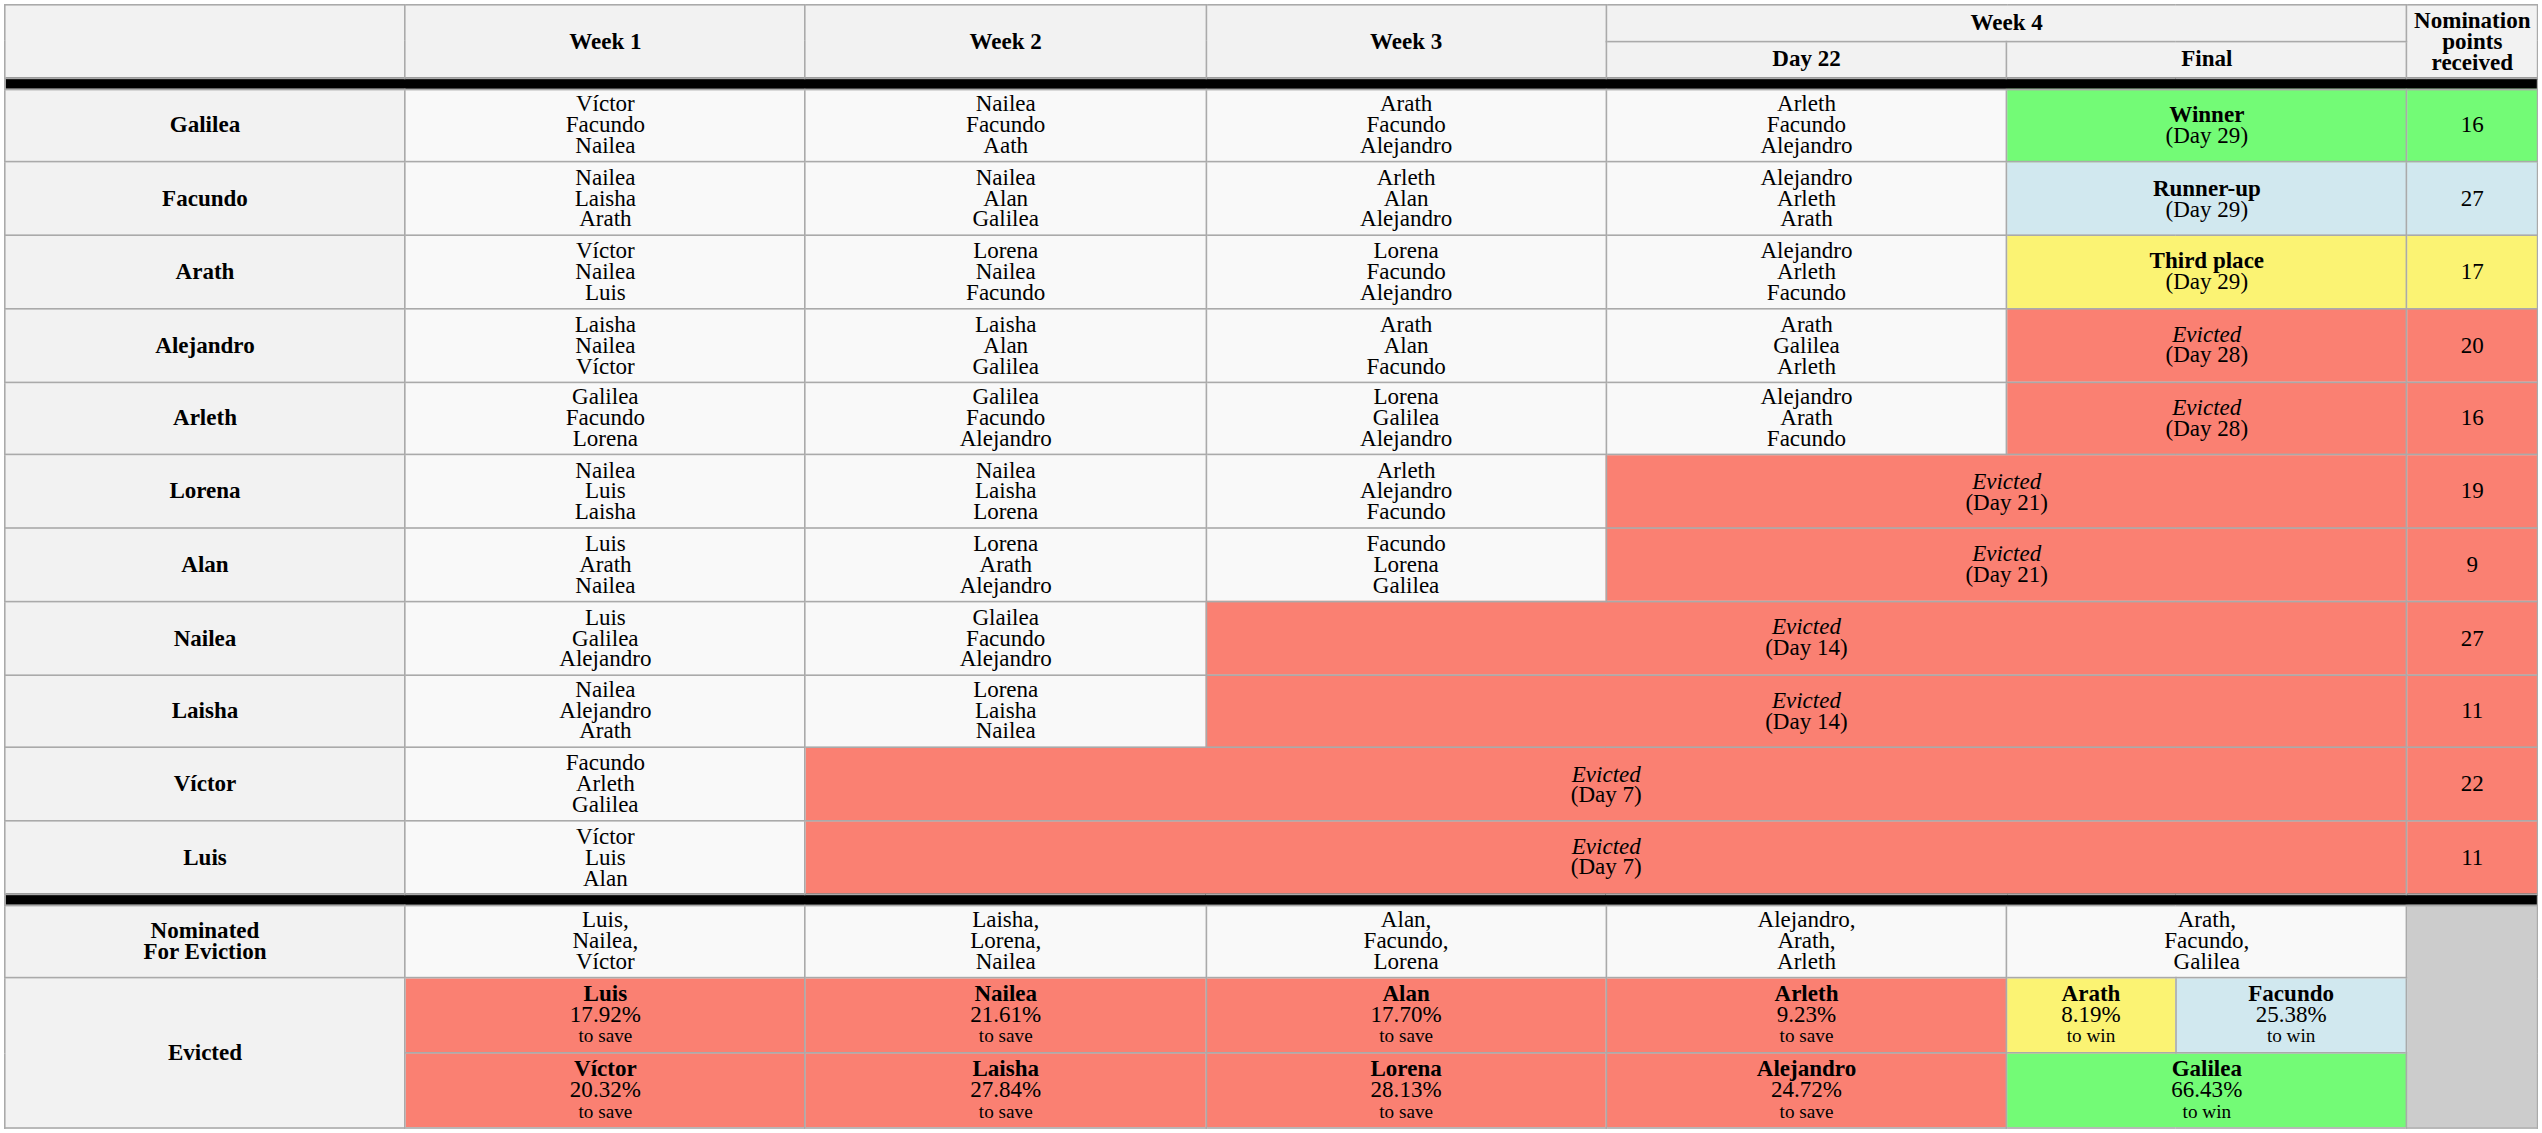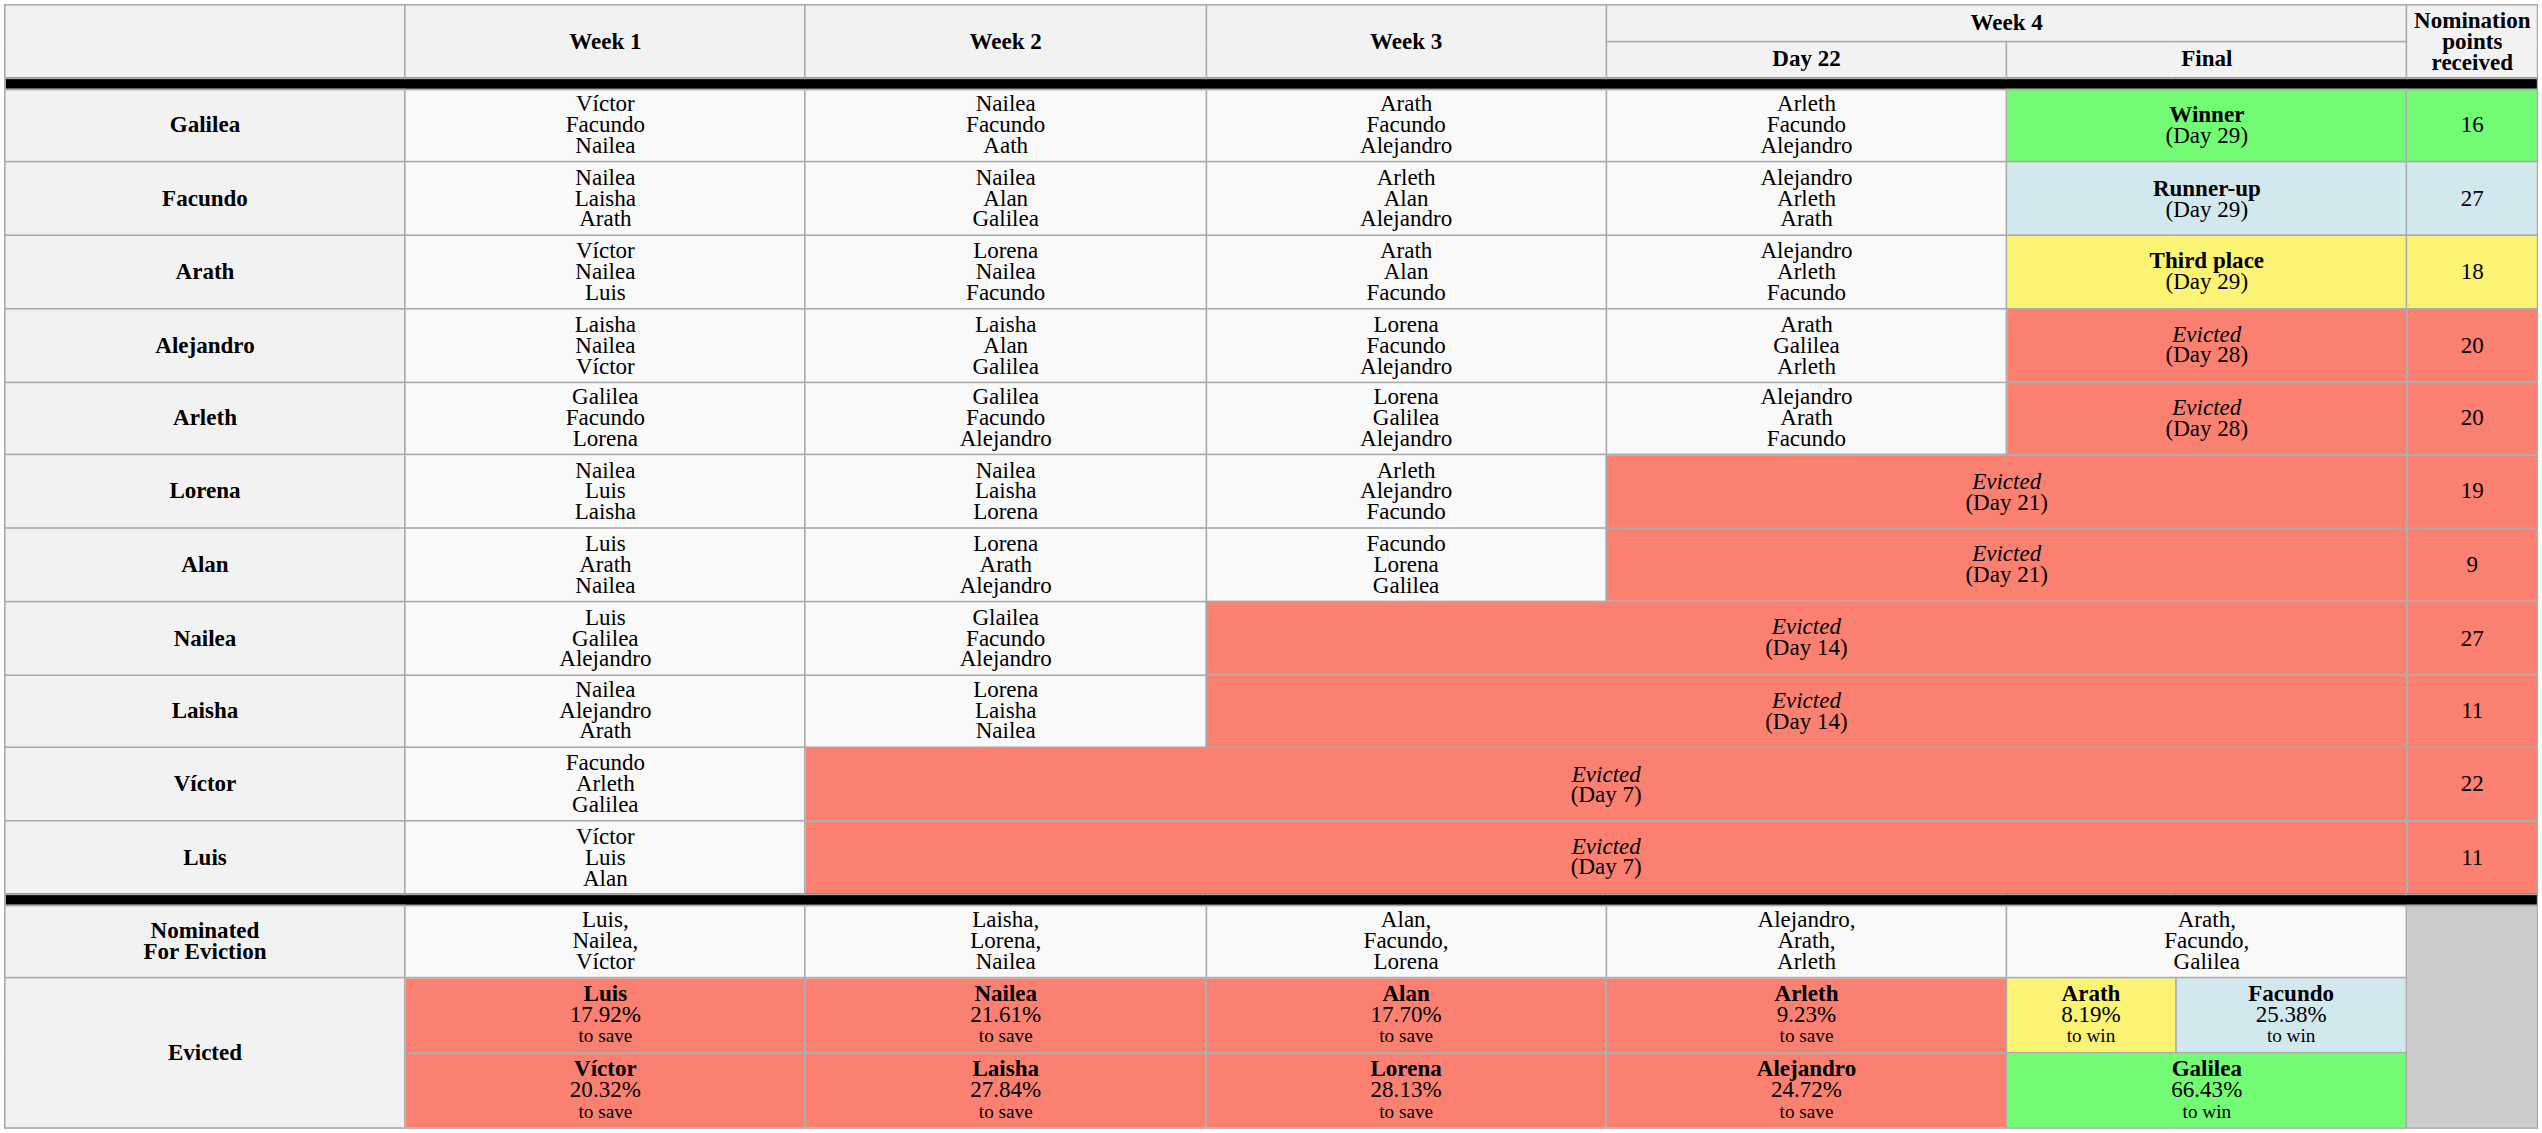(1406, 271) Lorena Facundo Alejandro -> (1406, 271) Arath Alan Facundo
(2472, 271) 17 -> (2472, 271) 18
(1406, 345) Arath Alan Facundo -> (1406, 345) Lorena Facundo Alejandro
(2472, 418) 16 -> (2472, 418) 20
